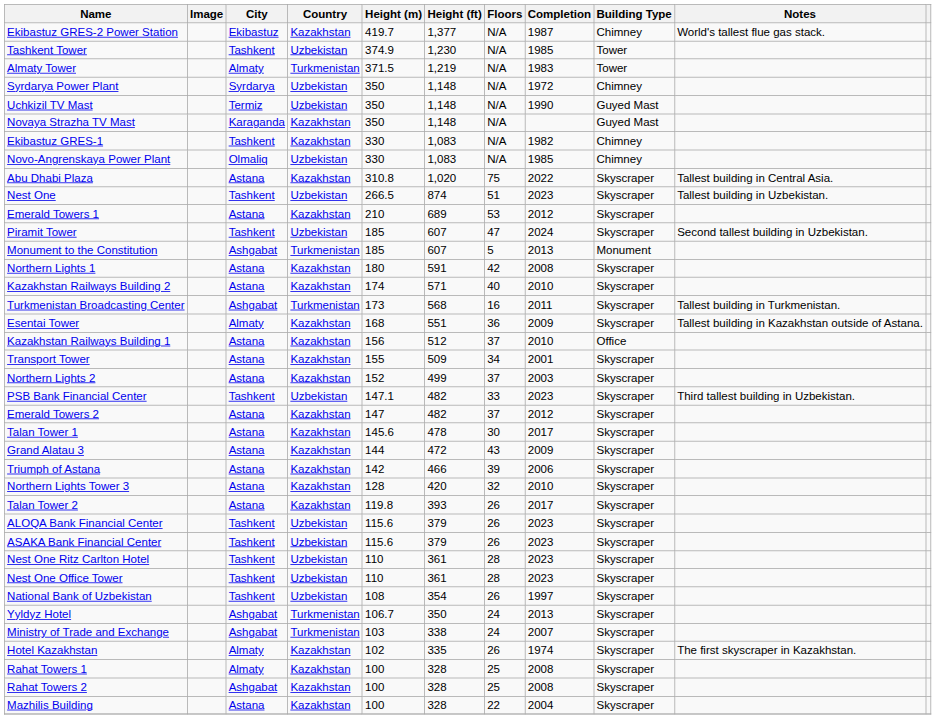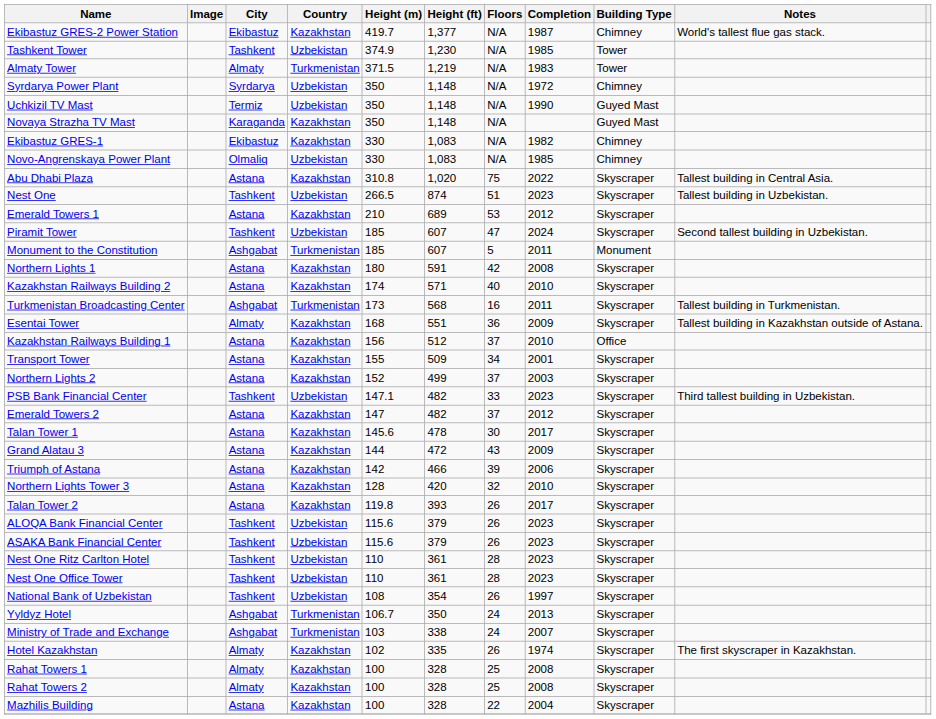(252, 141) Tashkent -> (254, 141) Ekibastuz
(541, 250) 2013 -> (540, 250) 2011
(253, 687) Ashgabat -> (246, 687) Almaty
